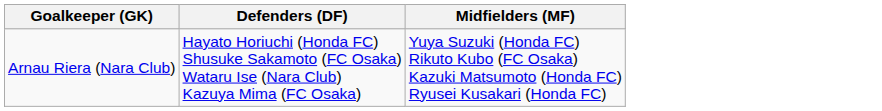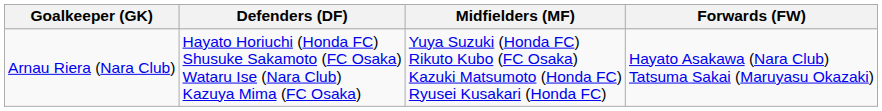+ column: (751, 16)
